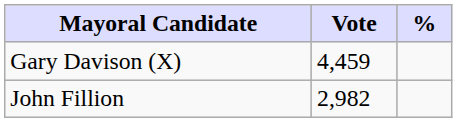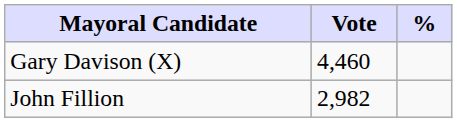(344, 60) 4,459 -> (344, 60) 4,460
